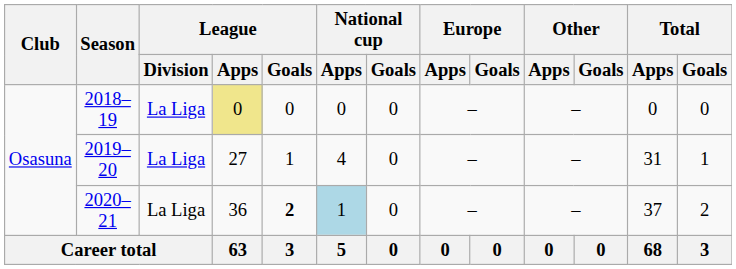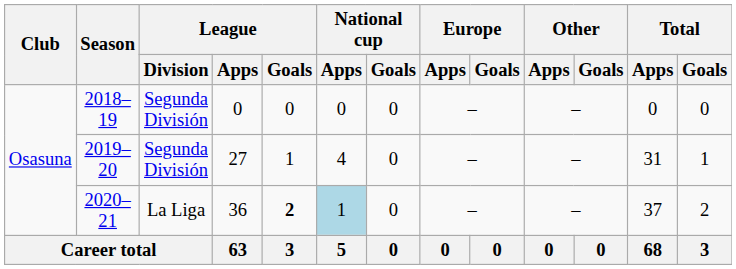(176, 109) La Liga -> (176, 109) Segunda División
(238, 109) khaki background -> (238, 109) no background
(176, 159) La Liga -> (176, 159) Segunda División
